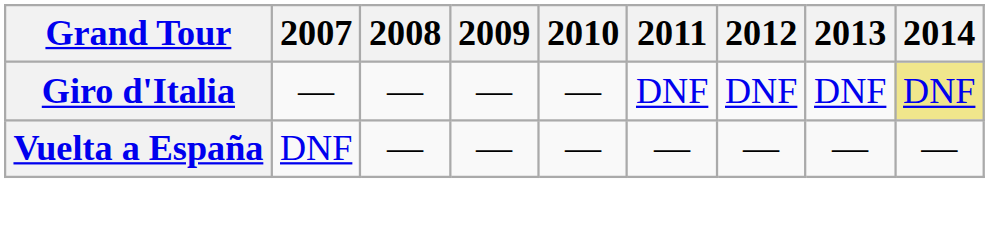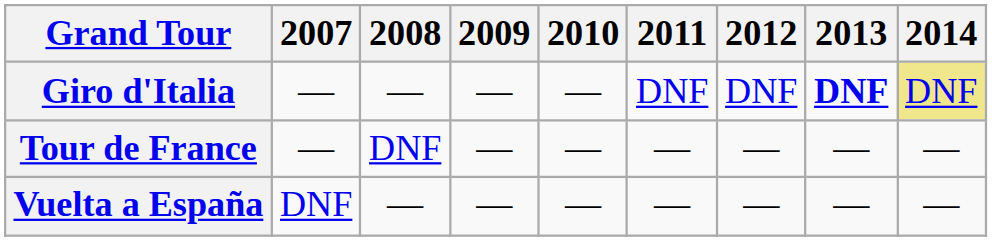(850, 90) normal -> (851, 90) bold
+ row: (138, 147)
